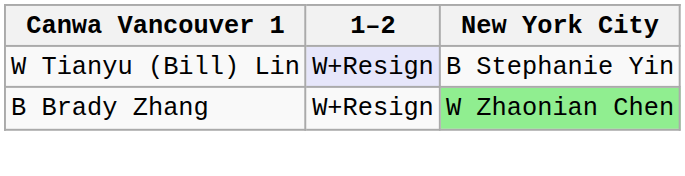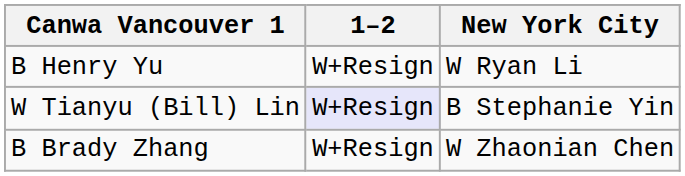+ row: (87, 67)
(560, 108) lightgreen background -> (560, 150) no background
